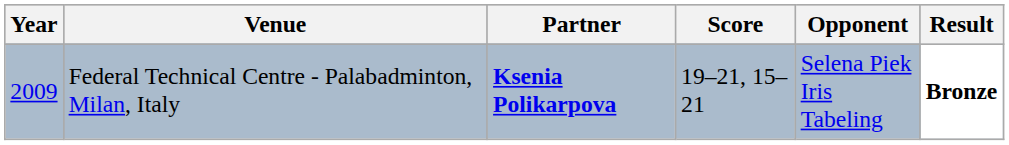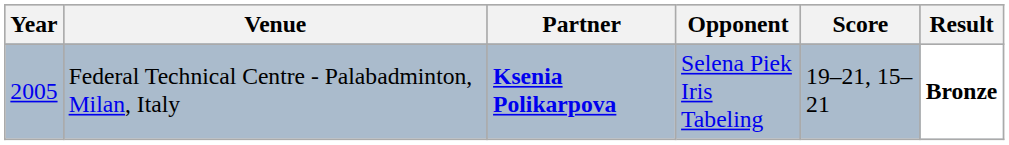columns swapped: (858, 24) <-> (735, 24)
(34, 91) 2009 -> (34, 91) 2005
